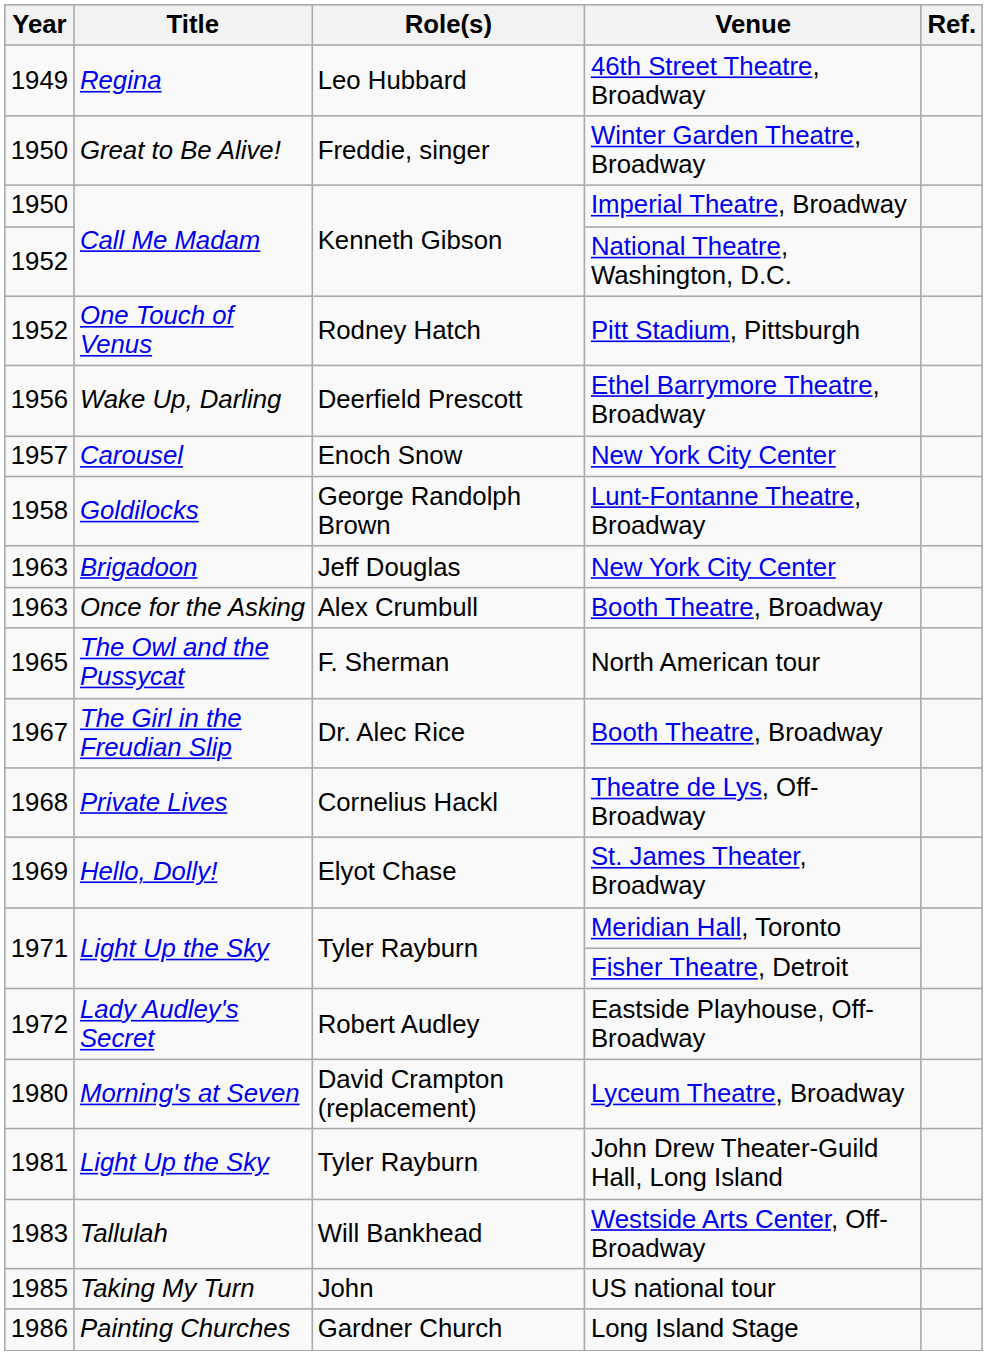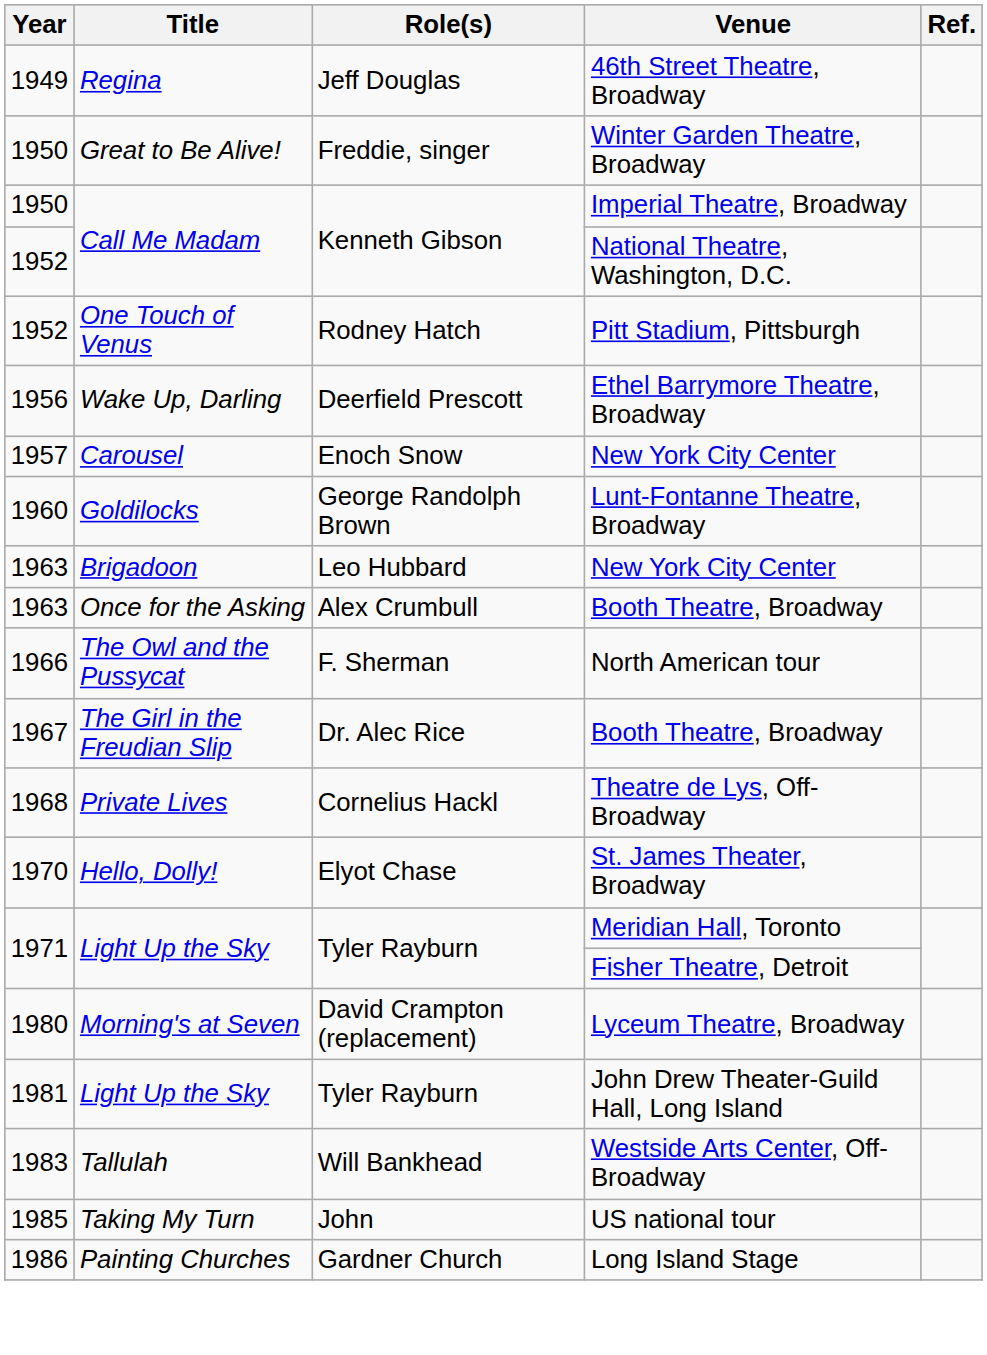(392, 80) Leo Hubbard -> (389, 80) Jeff Douglas
(39, 511) 1958 -> (39, 511) 1960
(389, 566) Jeff Douglas -> (392, 566) Leo Hubbard
(39, 662) 1965 -> (39, 662) 1966
(39, 872) 1969 -> (39, 872) 1970
- row: (159, 1023)
